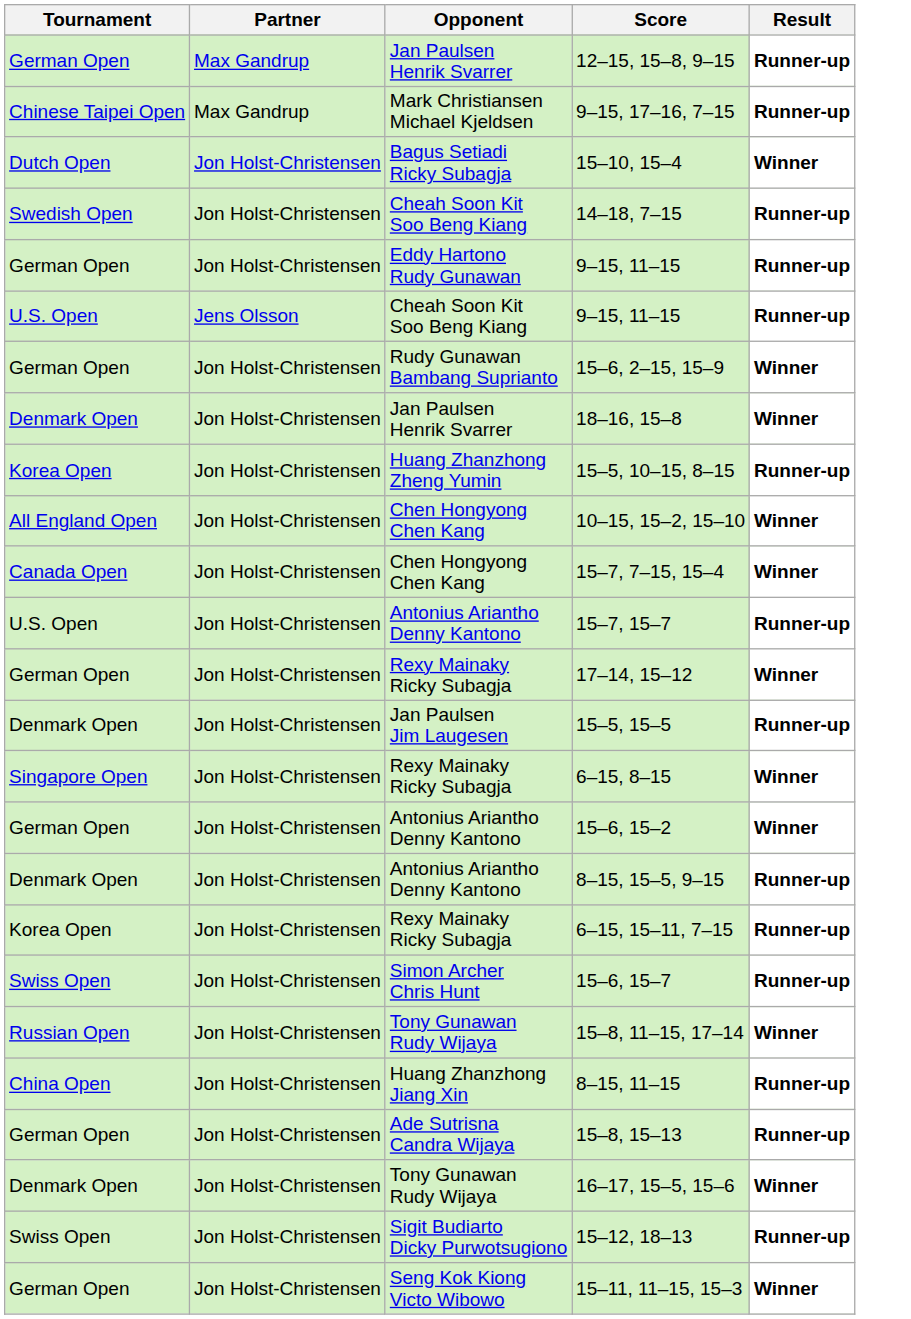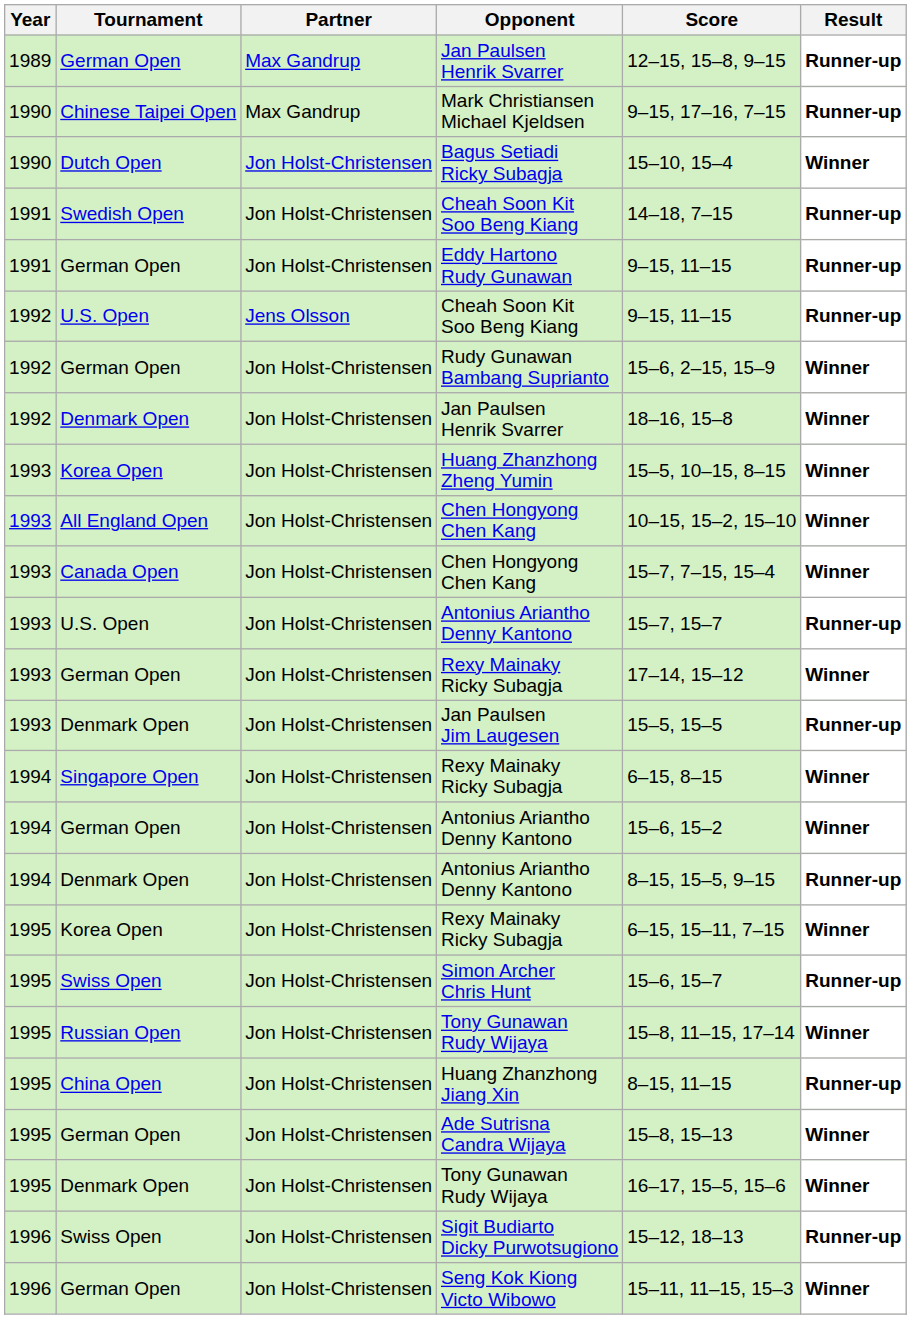+ column: (30, 20)
(802, 470) Runner-up -> (837, 470) Winner
(802, 930) Runner-up -> (837, 930) Winner
(802, 1135) Runner-up -> (837, 1135) Winner
